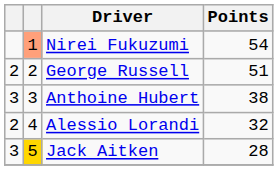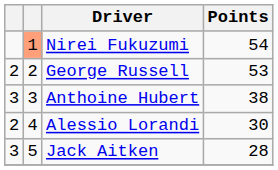(259, 72) 51 -> (259, 72) 53
(259, 125) 32 -> (259, 125) 30
(33, 152) gold background -> (33, 152) no background
